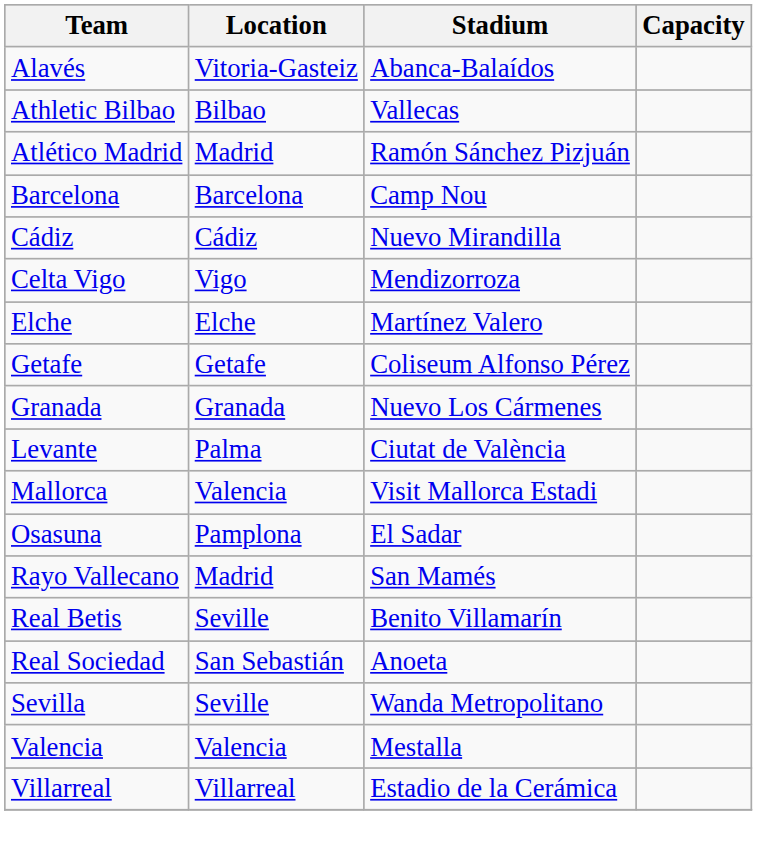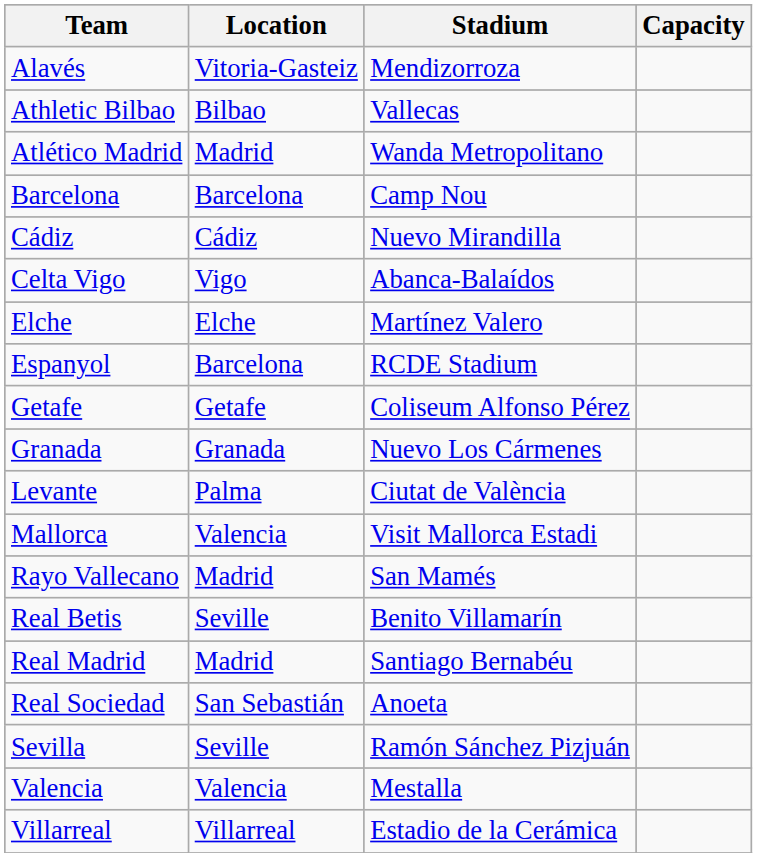(462, 68) Abanca-Balaídos -> (445, 68) Mendizorroza
(500, 152) Ramón Sánchez Pizjuán -> (487, 152) Wanda Metropolitano
(445, 279) Mendizorroza -> (462, 279) Abanca-Balaídos
+ row: (61, 364)
- row: (56, 534)
+ row: (78, 661)
(487, 703) Wanda Metropolitano -> (500, 746) Ramón Sánchez Pizjuán
